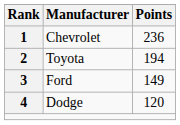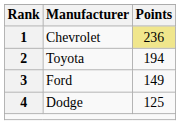(154, 37) no background -> (154, 37) khaki background
(154, 102) 120 -> (154, 102) 125
